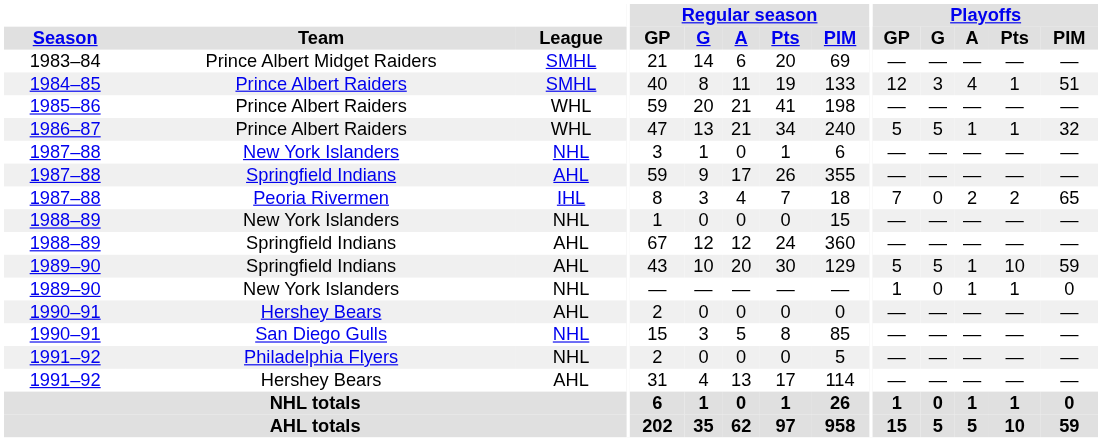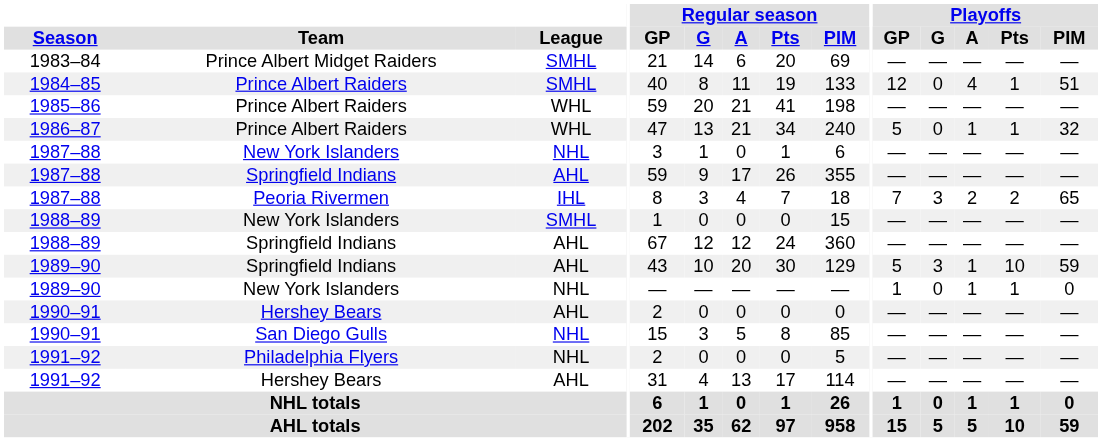(938, 83) 3 -> (938, 83) 0
(938, 129) 5 -> (938, 129) 0
(938, 197) 0 -> (938, 197) 3
(571, 220) NHL -> (571, 220) SMHL
(938, 266) 5 -> (938, 266) 3
